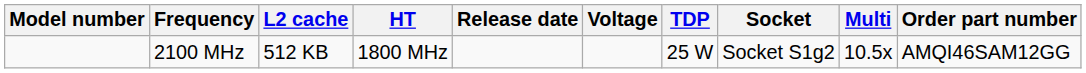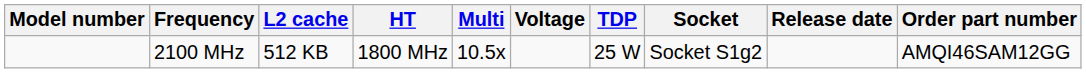columns swapped: (868, 20) <-> (518, 20)
